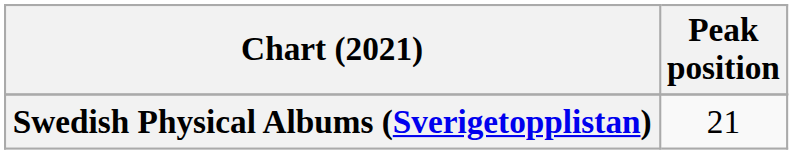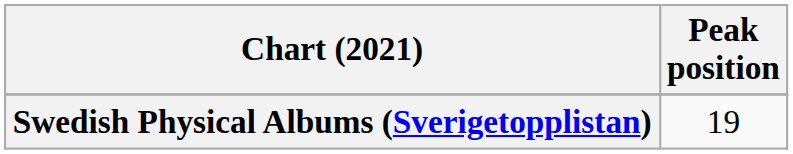(723, 121) 21 -> (723, 121) 19
